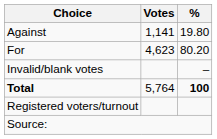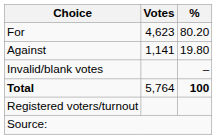rows swapped: (16, 50) <-> (27, 32)
